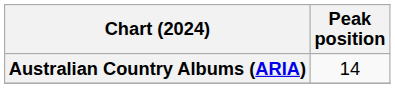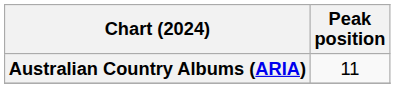(350, 68) 14 -> (350, 68) 11
